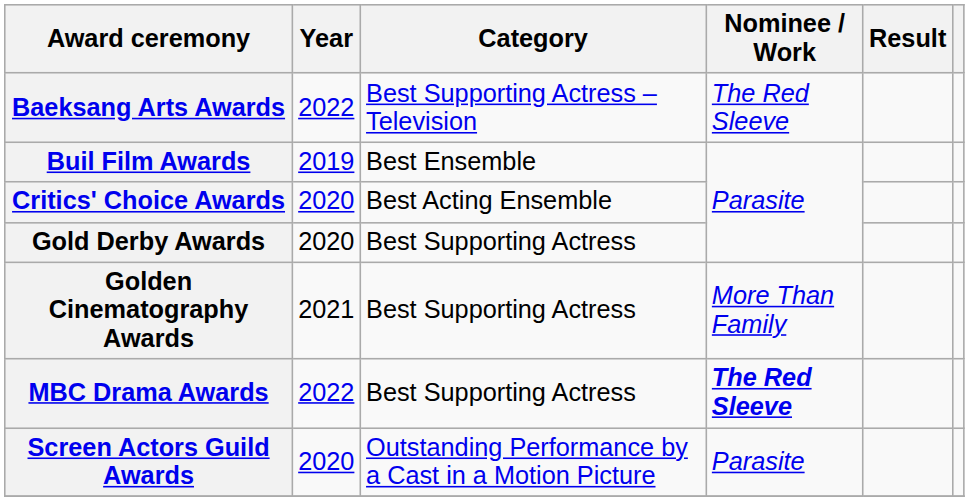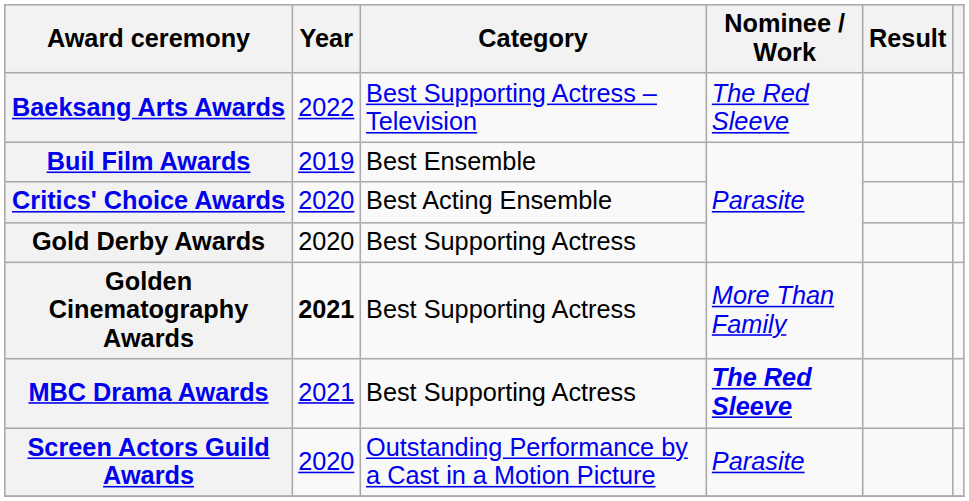(326, 310) normal -> (326, 310) bold
(326, 393) 2022 -> (326, 393) 2021
